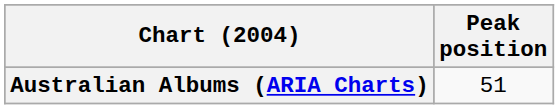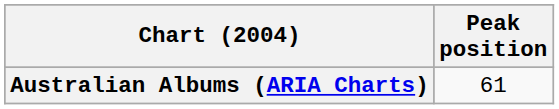(493, 86) 51 -> (493, 86) 61
